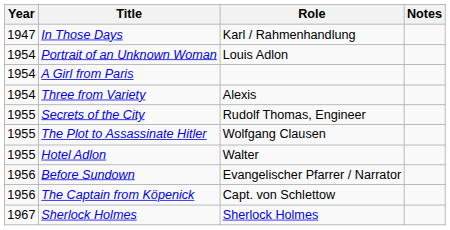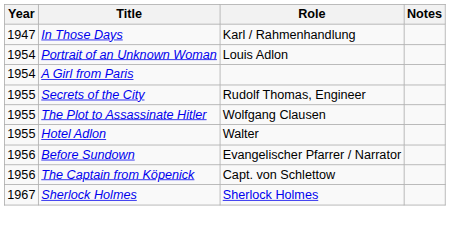- row: (93, 94)
